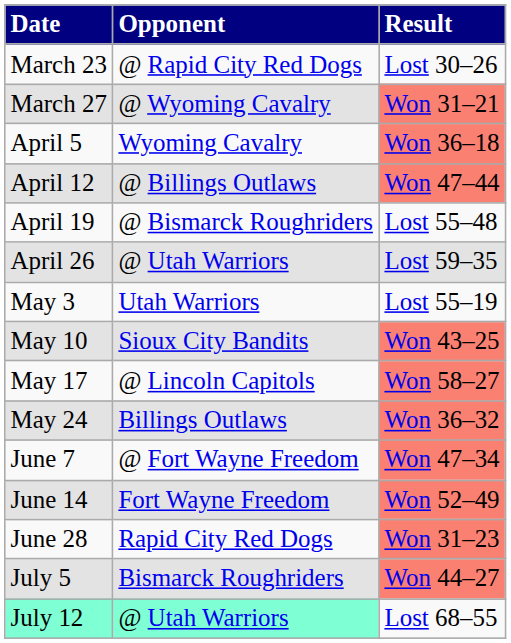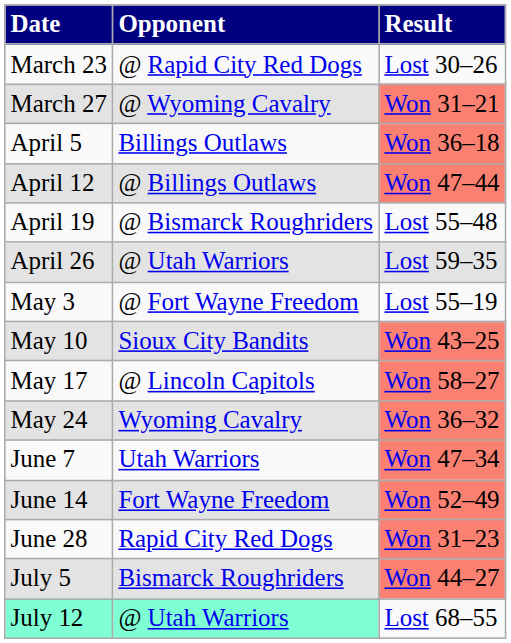(210, 143) Wyoming Cavalry -> (203, 143) Billings Outlaws
(189, 301) Utah Warriors -> (239, 301) @ Fort Wayne Freedom
(203, 420) Billings Outlaws -> (210, 420) Wyoming Cavalry
(239, 459) @ Fort Wayne Freedom -> (189, 459) Utah Warriors
